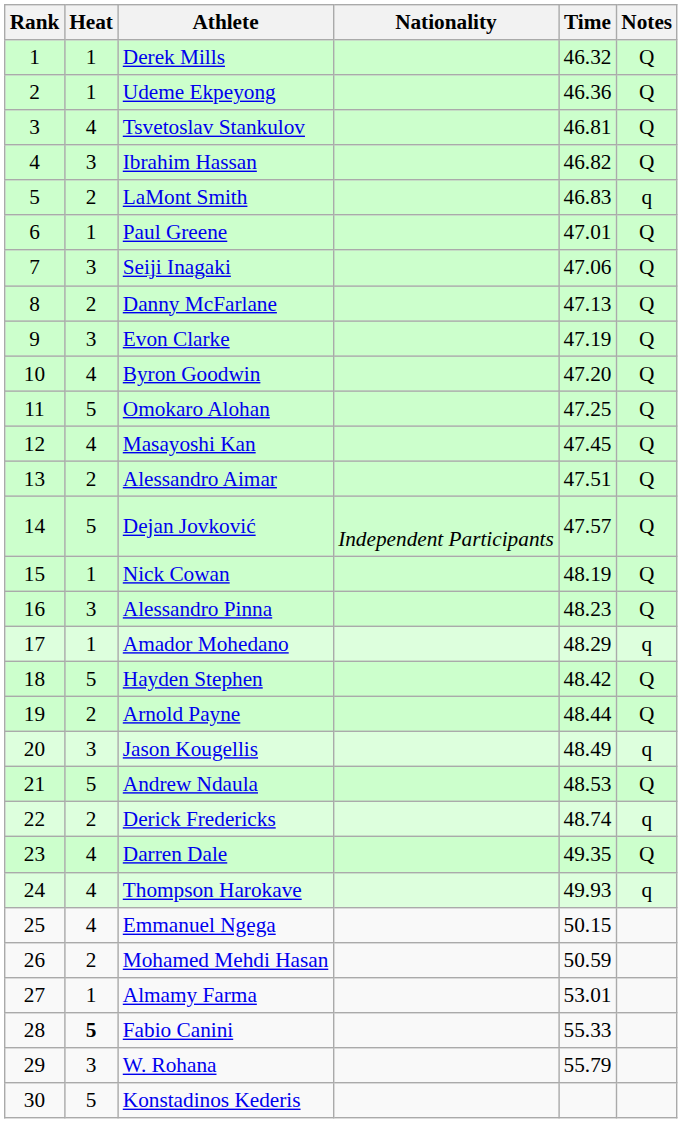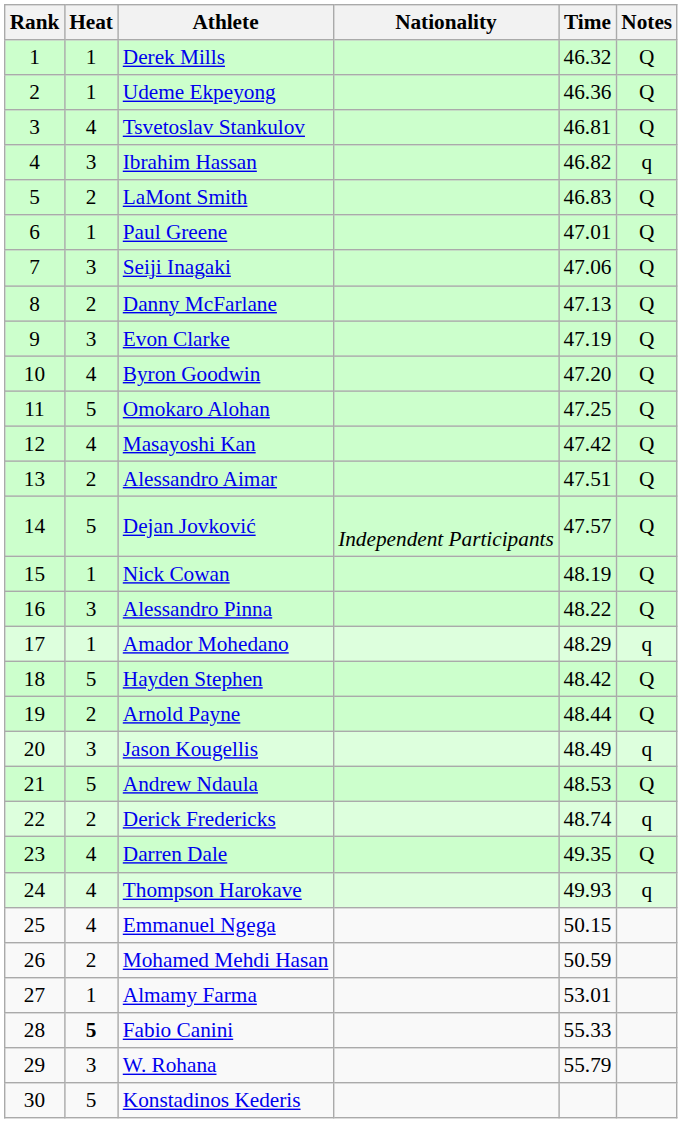(647, 162) Q -> (647, 162) q
(647, 197) q -> (647, 197) Q
(588, 443) 47.45 -> (588, 443) 47.42
(588, 608) 48.23 -> (588, 608) 48.22
